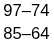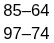rows swapped: (26, 33) <-> (26, 10)
